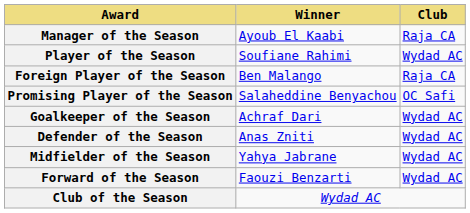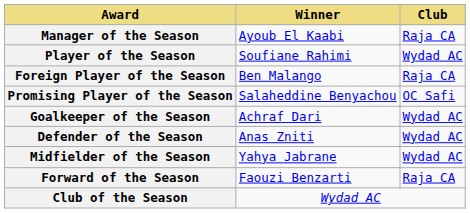(433, 177) Wydad AC -> (429, 177) Raja CA
